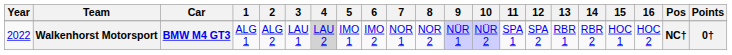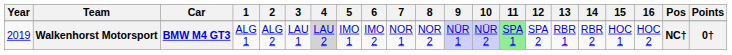(19, 35) 2022 -> (19, 35) 2019
(513, 35) no background -> (513, 35) lightgreen background
